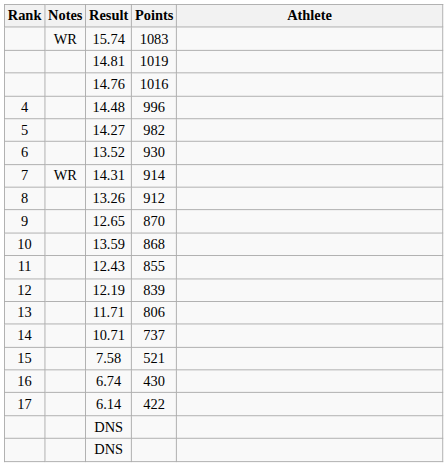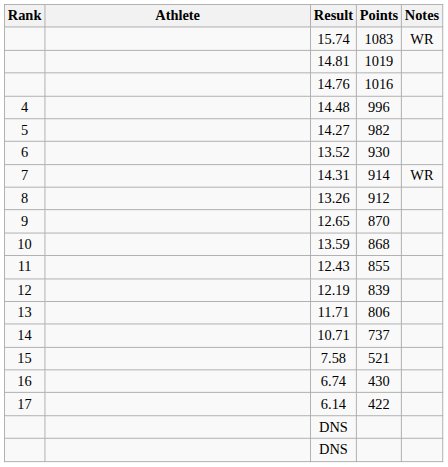columns swapped: (310, 15) <-> (65, 15)
